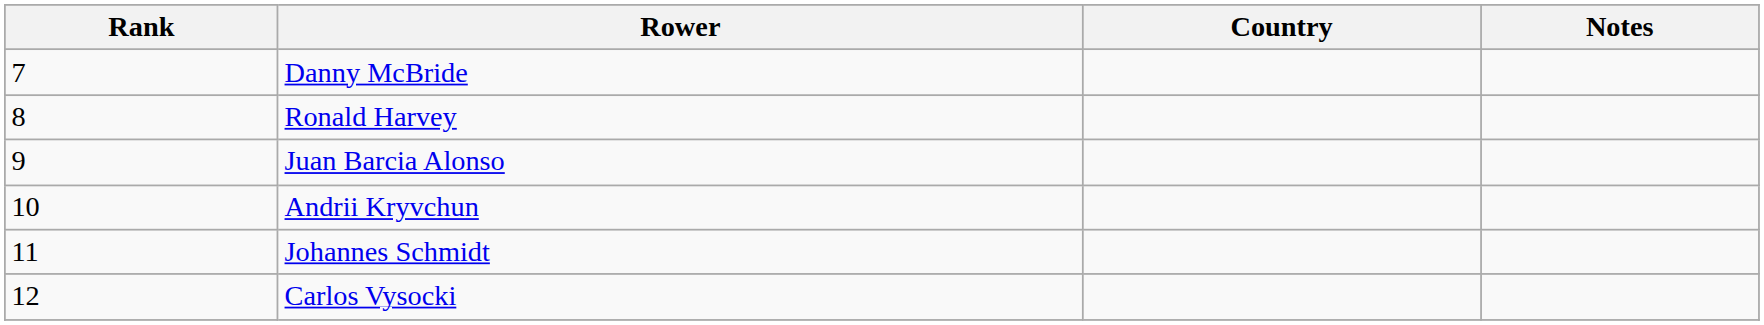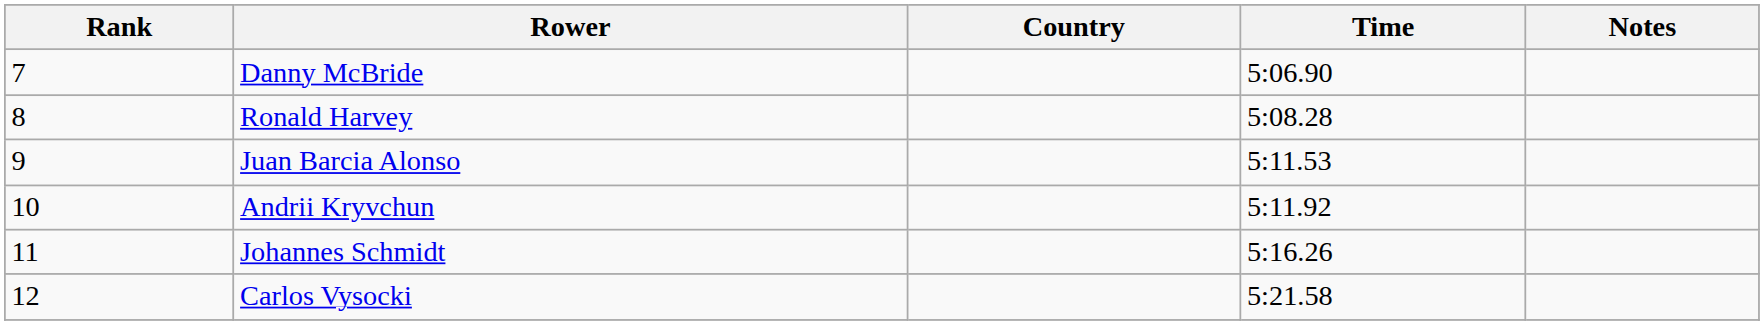+ column: (1383, 26)
